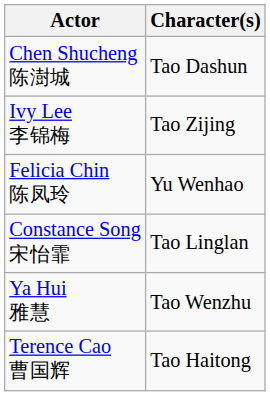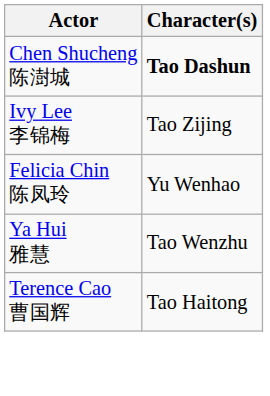(199, 66) normal -> (199, 66) bold
- row: (75, 241)
